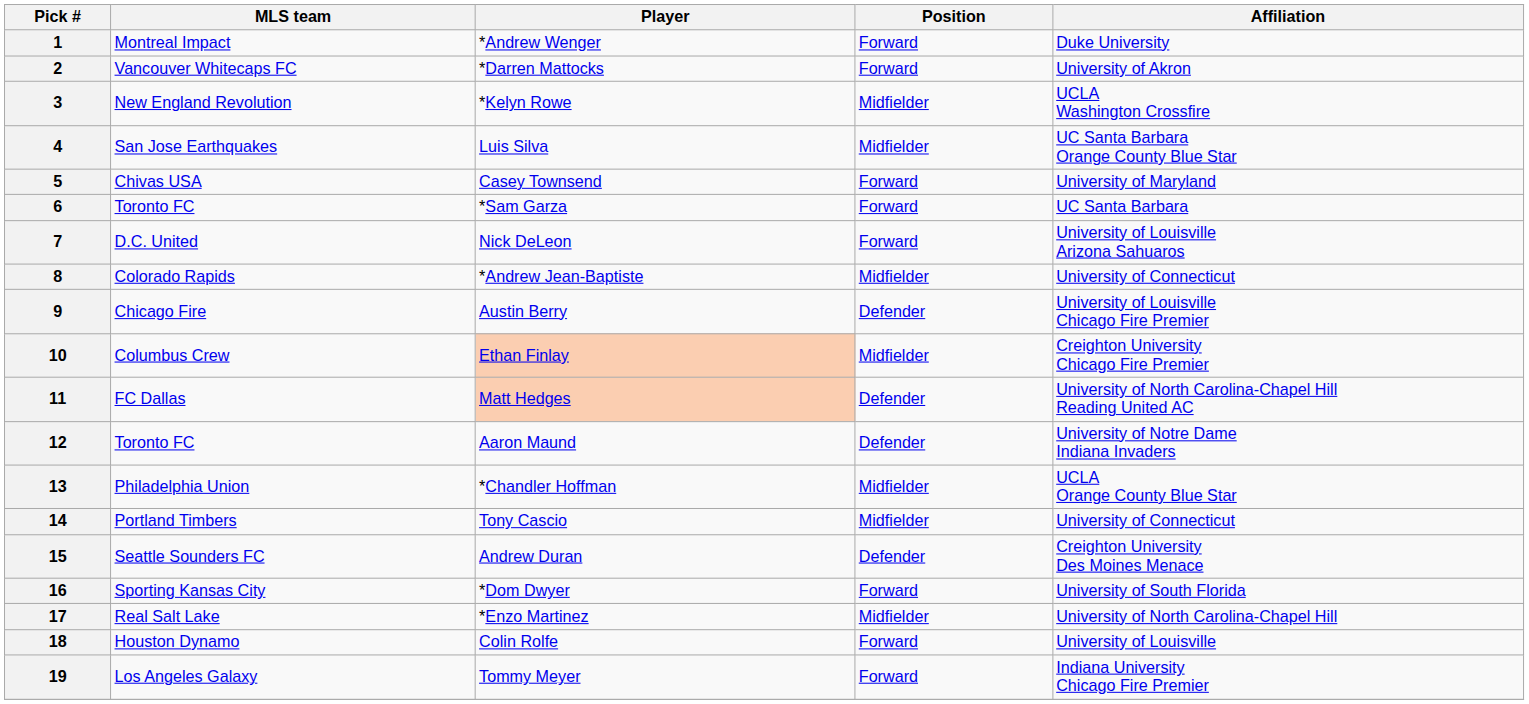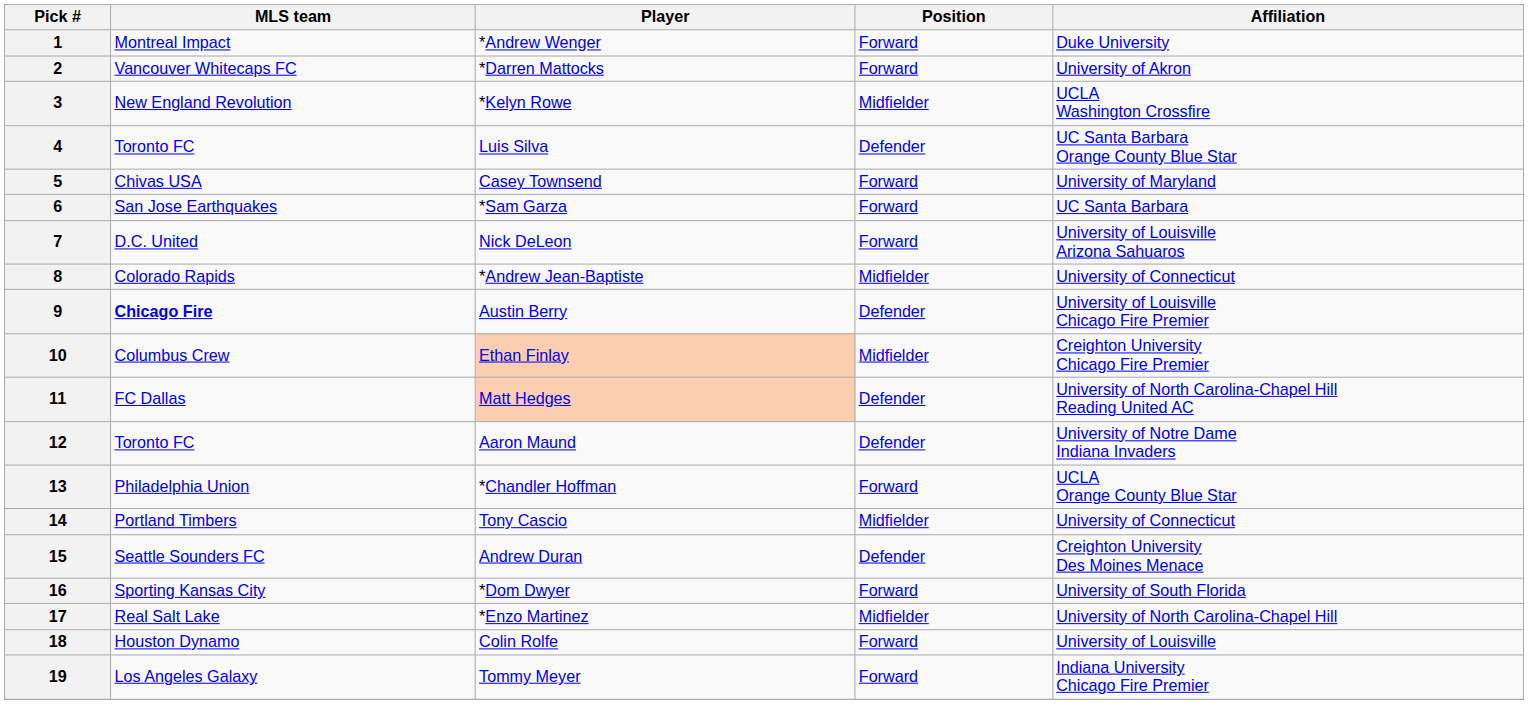(196, 147) San Jose Earthquakes -> (155, 147) Toronto FC
(894, 147) Midfielder -> (892, 147) Defender
(155, 207) Toronto FC -> (196, 207) San Jose Earthquakes
(160, 311) normal -> (163, 311) bold
(894, 486) Midfielder -> (888, 486) Forward
